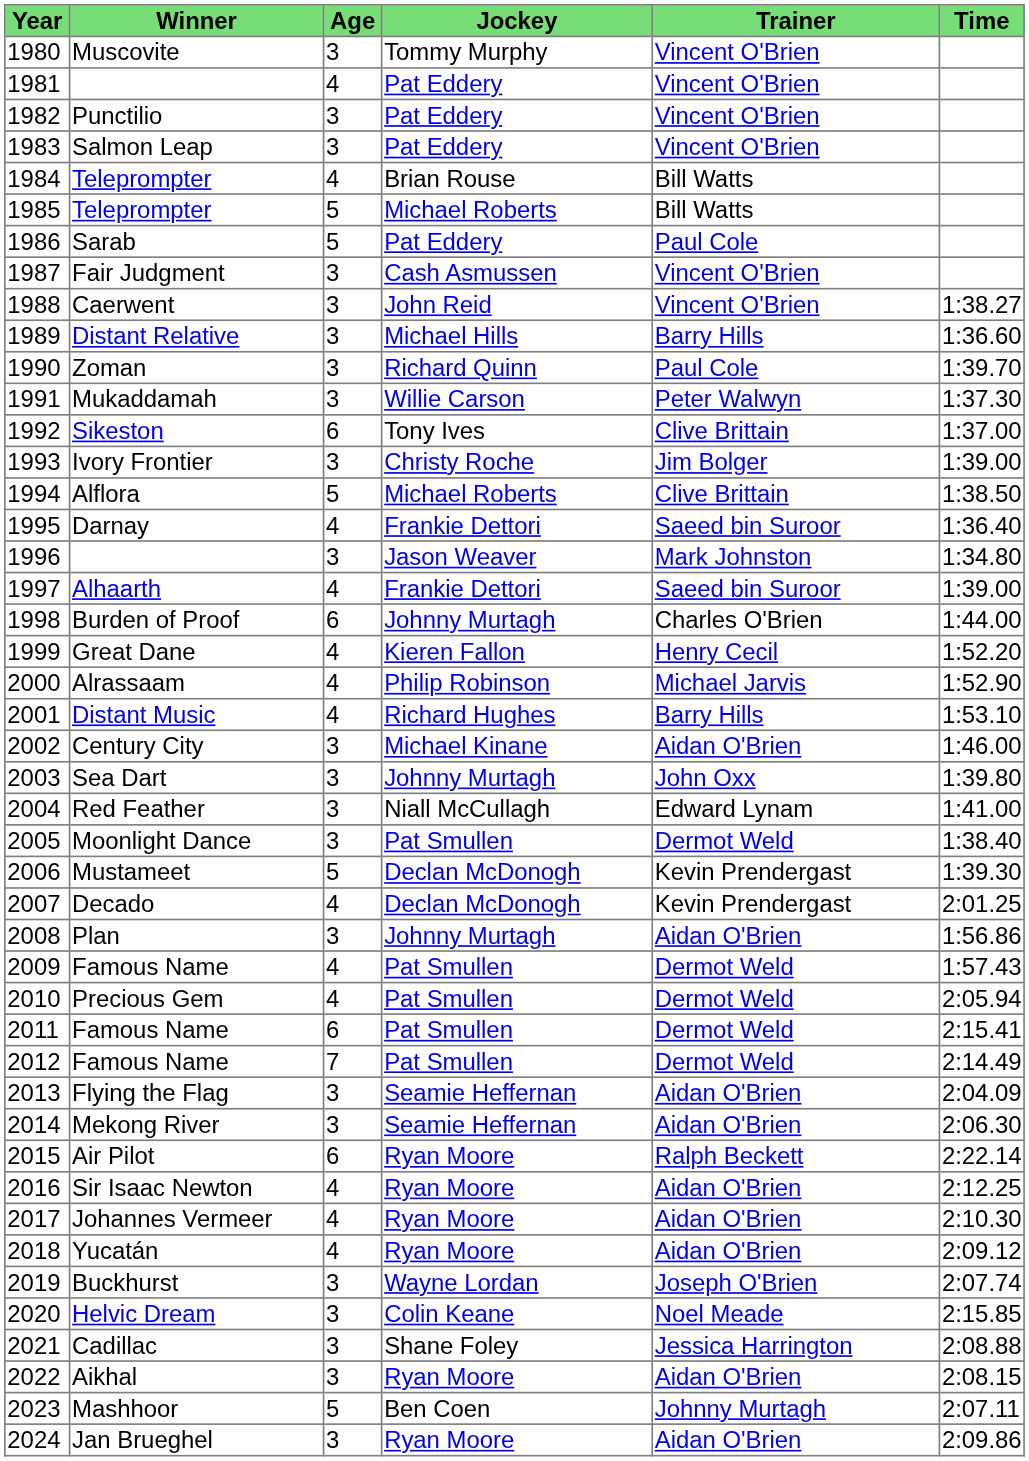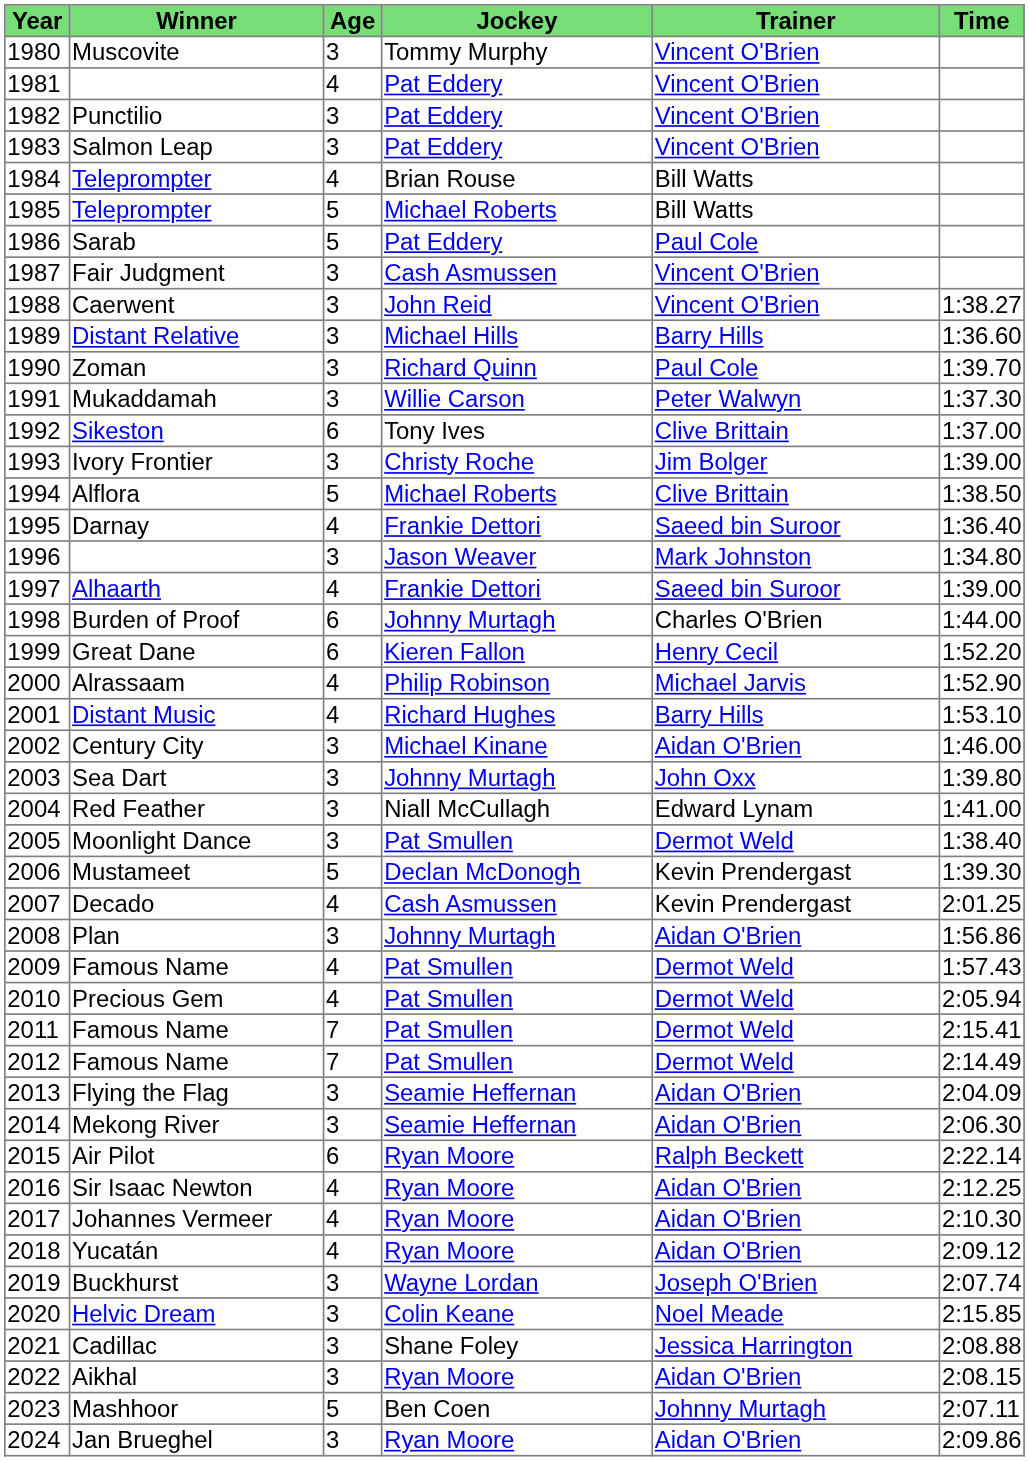(333, 651) 4 -> (333, 651) 6
(482, 904) Declan McDonogh -> (470, 904) Cash Asmussen
(333, 1030) 6 -> (333, 1030) 7
